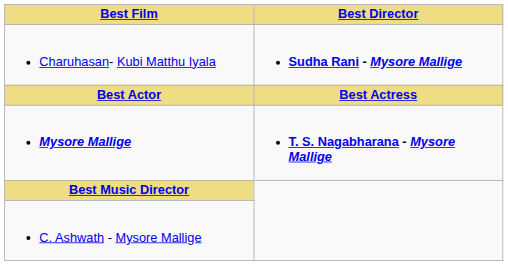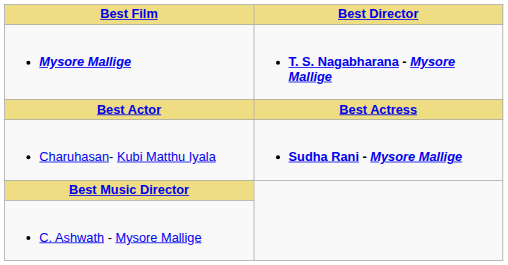rows swapped: (129, 143) <-> (129, 62)
